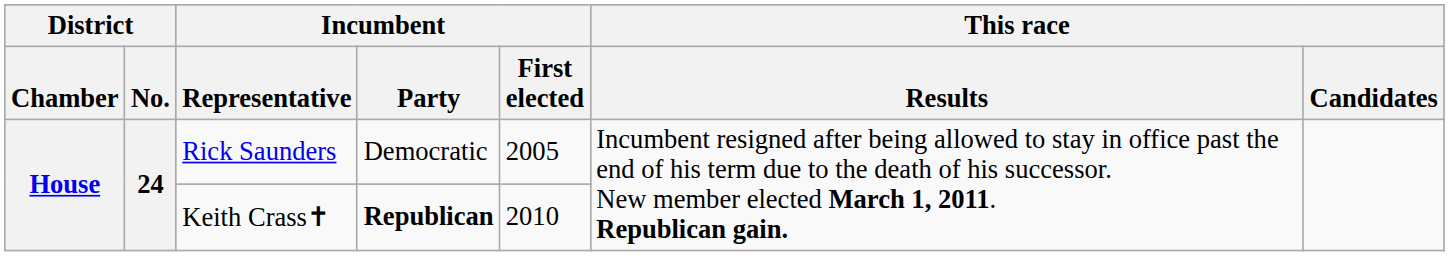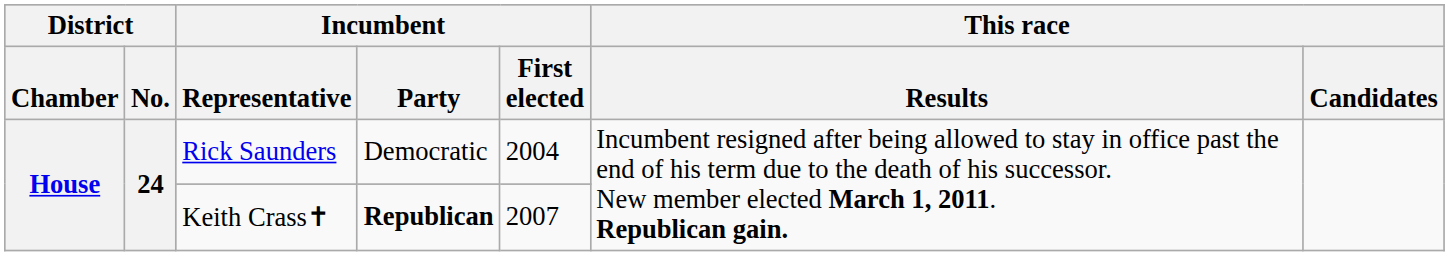(532, 150) 2005 -> (532, 150) 2004
(532, 216) 2010 -> (532, 216) 2007
